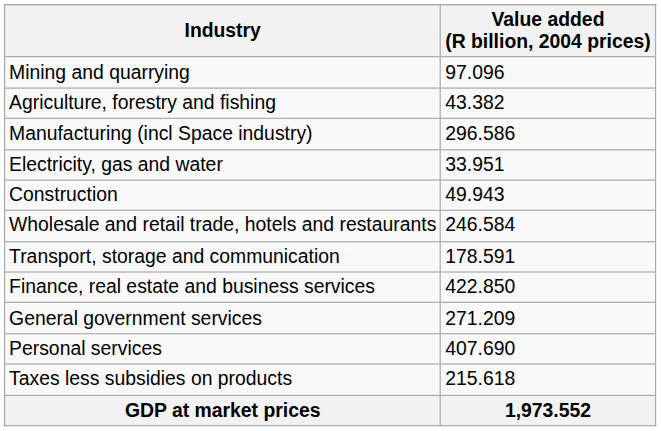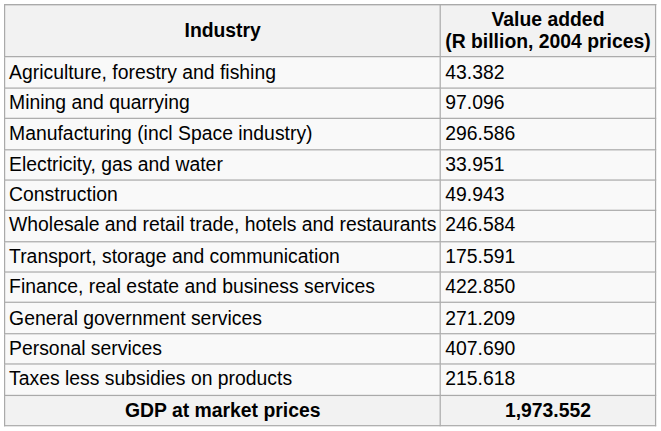rows swapped: (142, 103) <-> (99, 72)
(480, 256) 178.591 -> (480, 256) 175.591
